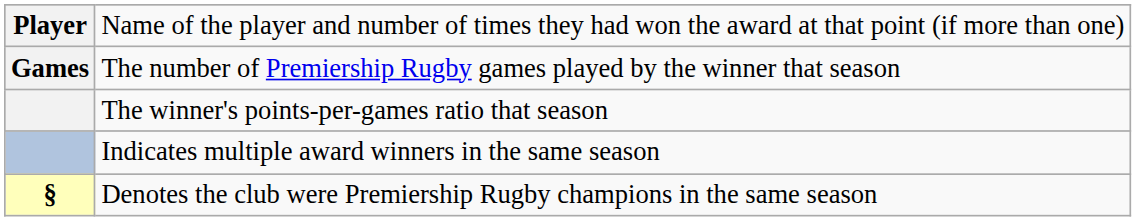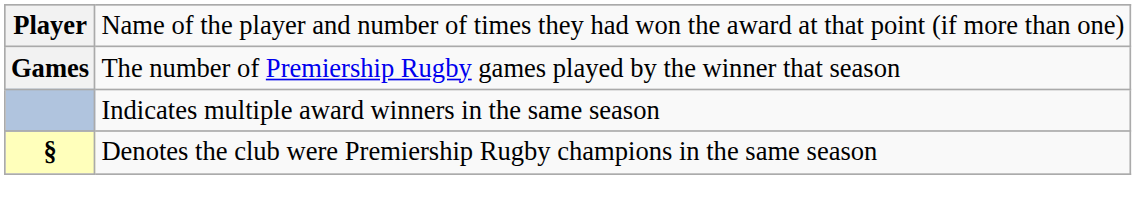- row: (355, 109)
